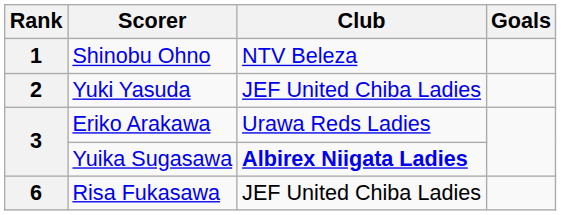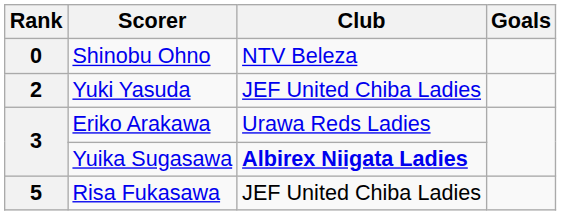(36, 55) 1 -> (36, 55) 0
(36, 192) 6 -> (36, 192) 5
